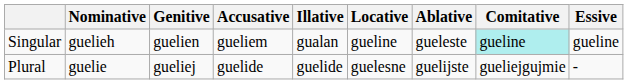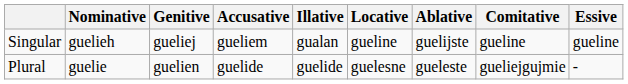(176, 41) guelien -> (175, 41) gueliej
(441, 41) gueleste -> (442, 41) guelijste
(502, 41) paleturquoise background -> (502, 41) no background
(175, 66) gueliej -> (176, 66) guelien
(442, 66) guelijste -> (441, 66) gueleste
